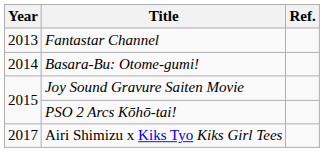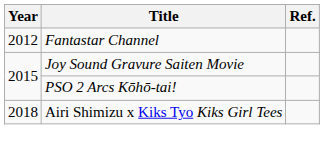(23, 40) 2013 -> (23, 40) 2012
- row: (122, 64)
(23, 135) 2017 -> (23, 111) 2018
